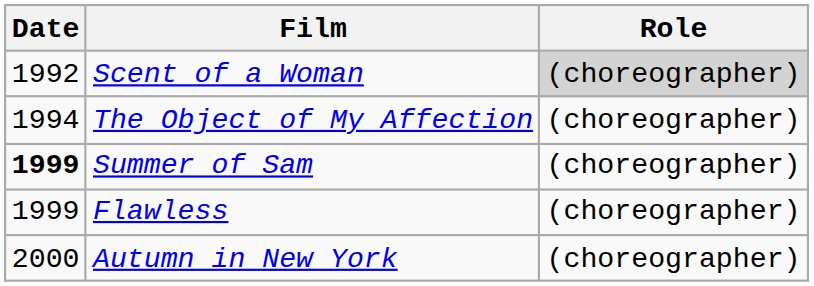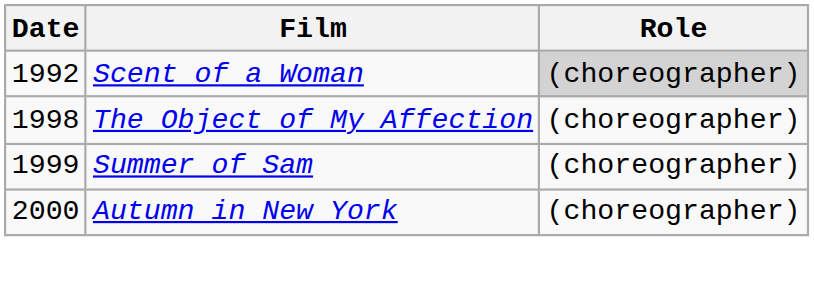(46, 120) 1994 -> (46, 120) 1998
(46, 166) bold -> (46, 166) normal
- row: (161, 212)
